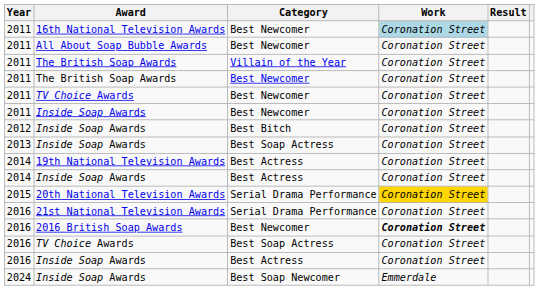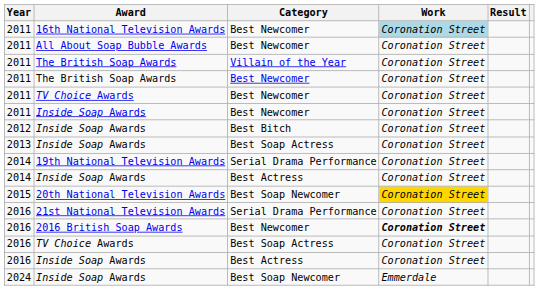(267, 161) Best Actress -> (303, 161) Serial Drama Performance
(303, 194) Serial Drama Performance -> (285, 194) Best Soap Newcomer
